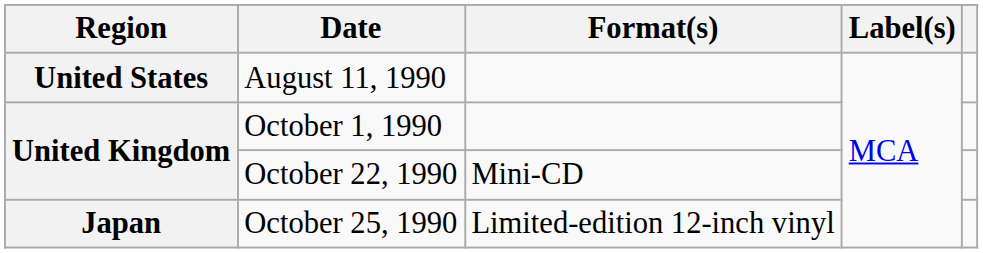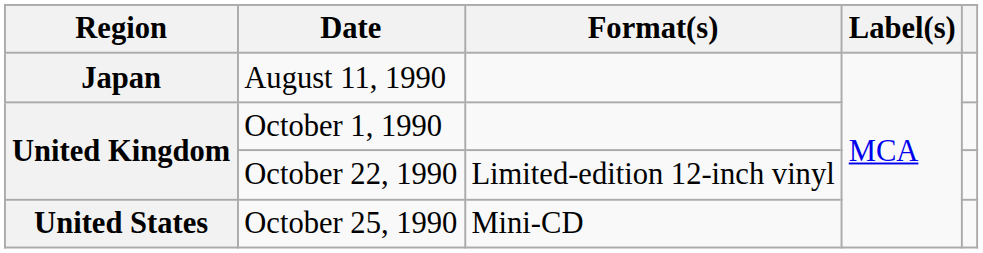(121, 77) United States -> (121, 77) Japan
(527, 174) Mini-CD -> (653, 174) Limited-edition 12-inch vinyl
(121, 222) Japan -> (121, 222) United States
(653, 222) Limited-edition 12-inch vinyl -> (527, 222) Mini-CD
